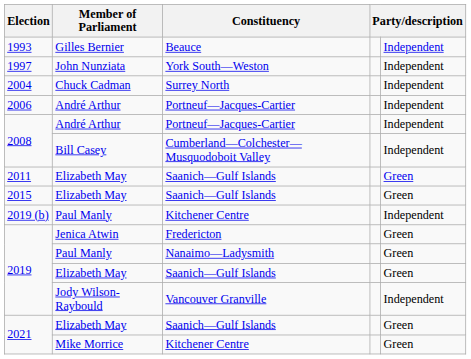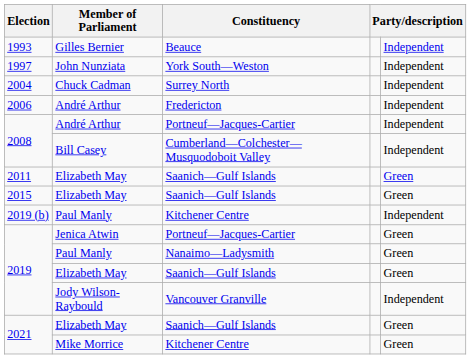(230, 104) Portneuf—Jacques-Cartier -> (193, 104) Fredericton
(193, 234) Fredericton -> (230, 234) Portneuf—Jacques-Cartier
